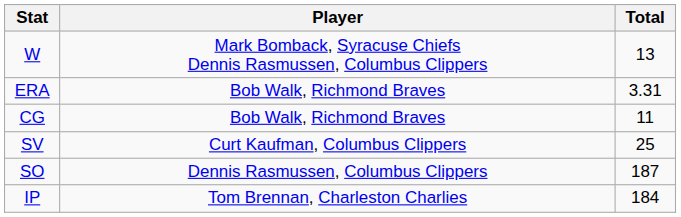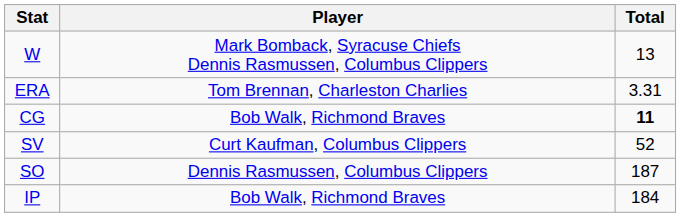(338, 90) Bob Walk, Richmond Braves -> (338, 90) Tom Brennan, Charleston Charlies
(645, 117) normal -> (645, 117) bold
(645, 144) 25 -> (645, 144) 52
(338, 198) Tom Brennan, Charleston Charlies -> (338, 198) Bob Walk, Richmond Braves
